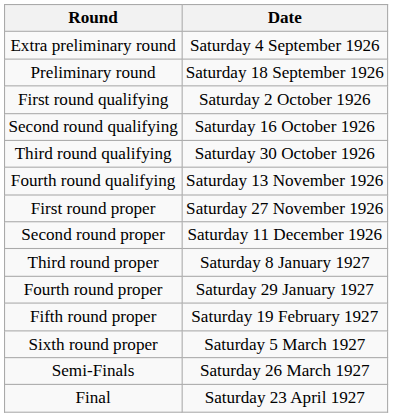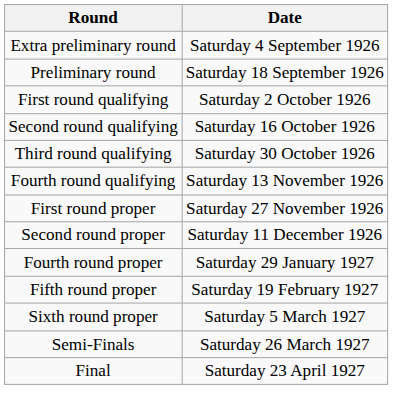- row: (93, 262)
